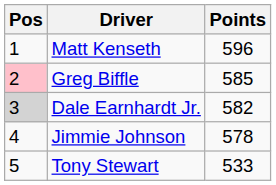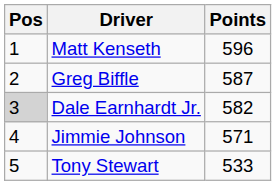(14, 78) pink background -> (14, 78) no background
(238, 78) 585 -> (238, 78) 587
(238, 137) 578 -> (238, 137) 571
